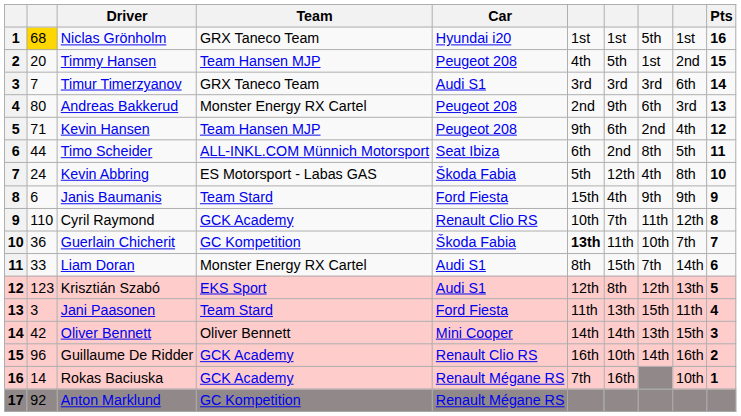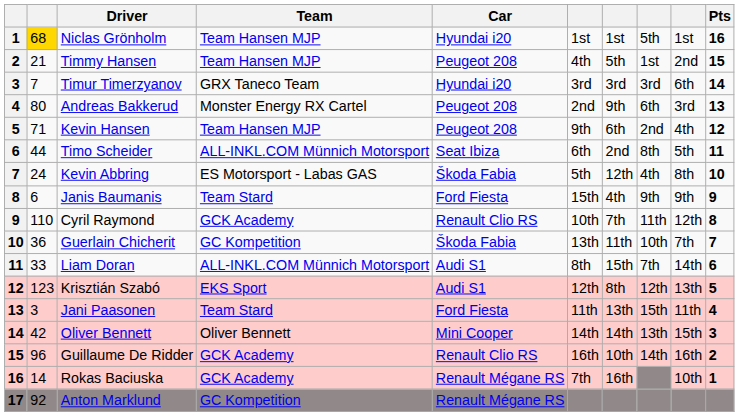(260, 39) GRX Taneco Team -> (260, 39) Team Hansen MJP
(38, 61) 20 -> (38, 61) 21
(461, 84) Audi S1 -> (474, 84) Hyundai i20
(586, 242) bold -> (585, 242) normal
(283, 265) Monster Energy RX Cartel -> (315, 265) ALL-INKL.COM Münnich Motorsport
